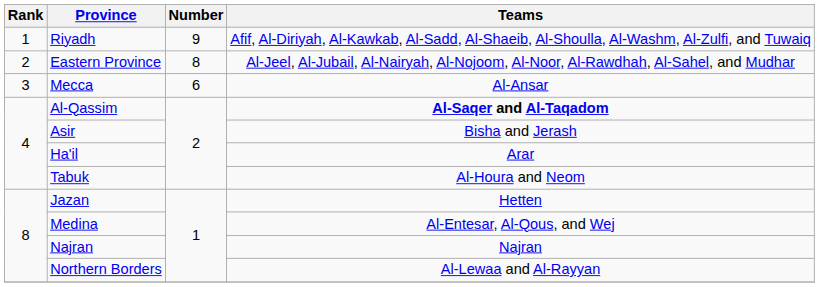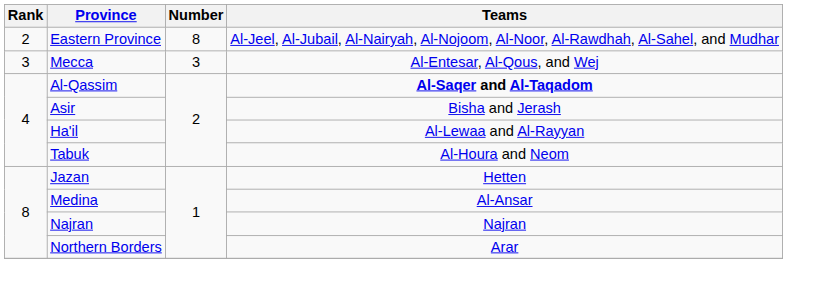- row: (73, 39)
(196, 85) 6 -> (196, 62) 3
(521, 85) Al-Ansar -> (505, 62) Al-Entesar, Al-Qous, and Wej
(521, 154) Arar -> (505, 131) Al-Lewaa and Al-Rayyan
(521, 223) Al-Entesar, Al-Qous, and Wej -> (505, 200) Al-Ansar
(521, 270) Al-Lewaa and Al-Rayyan -> (505, 246) Arar
